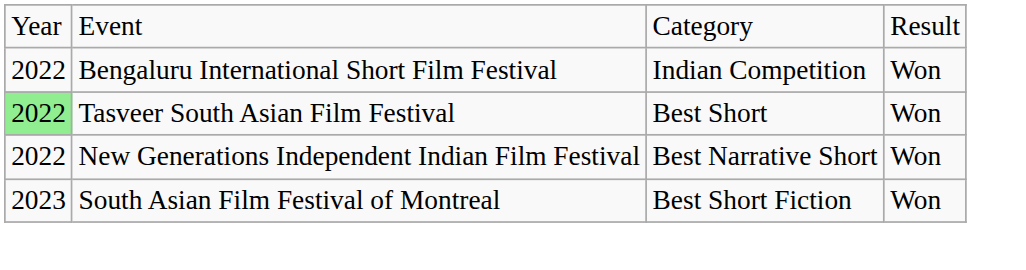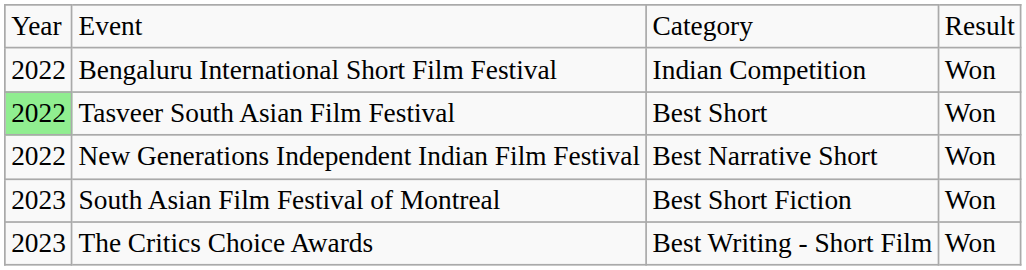+ row: (226, 243)
